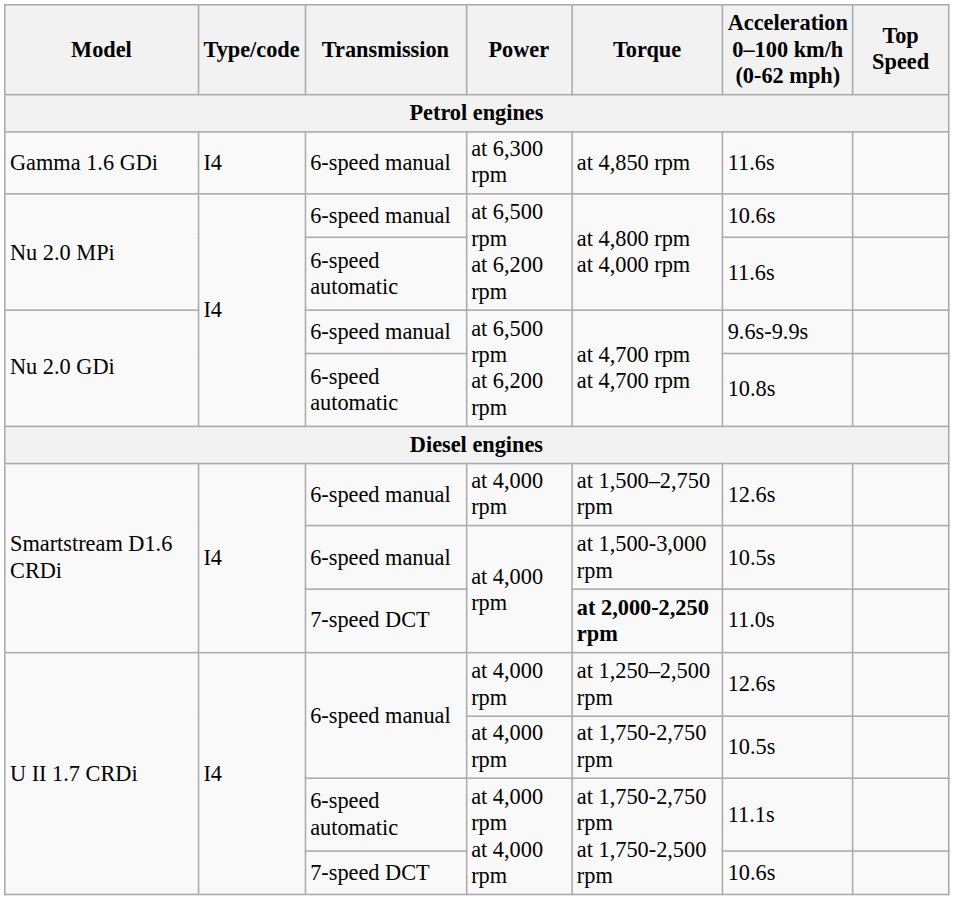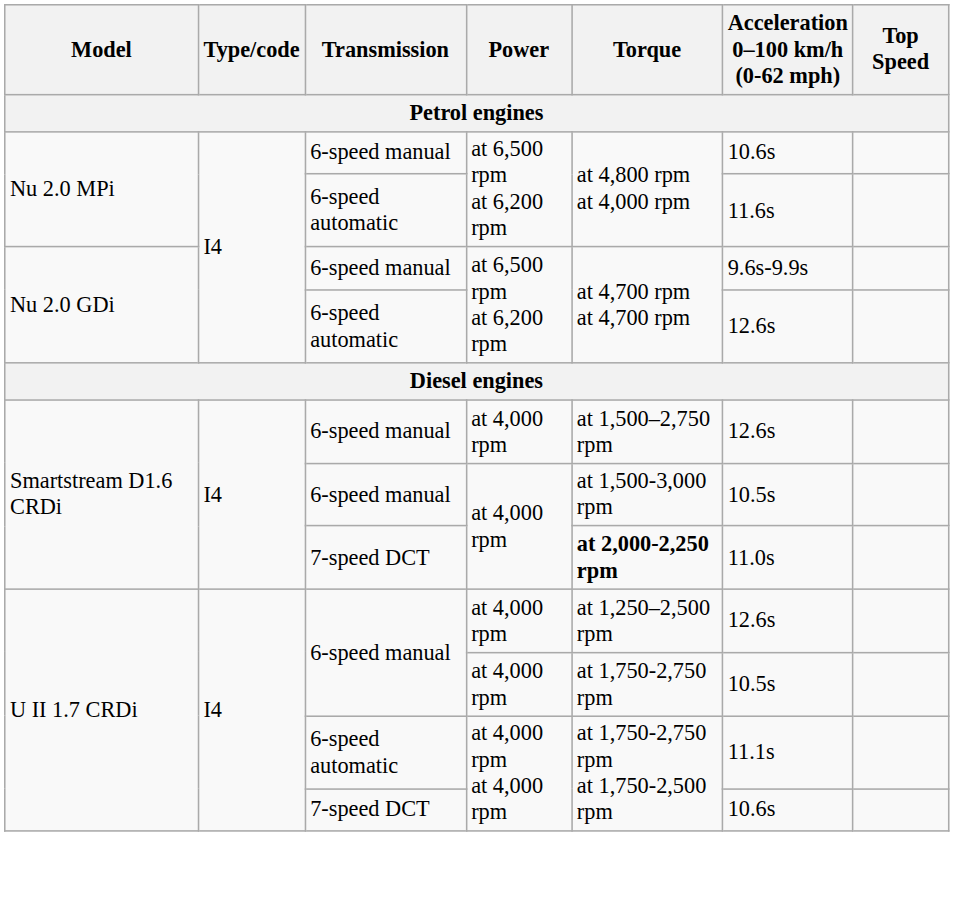- row: (84, 162)
(752, 389) 10.8s -> (752, 326) 12.6s
